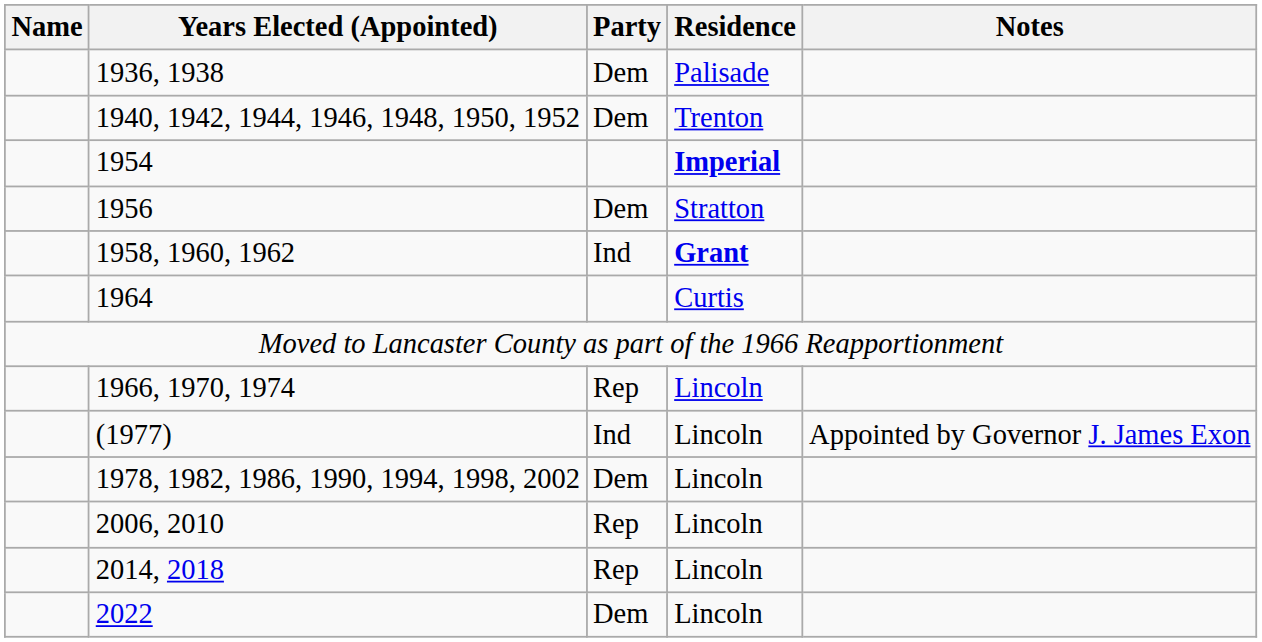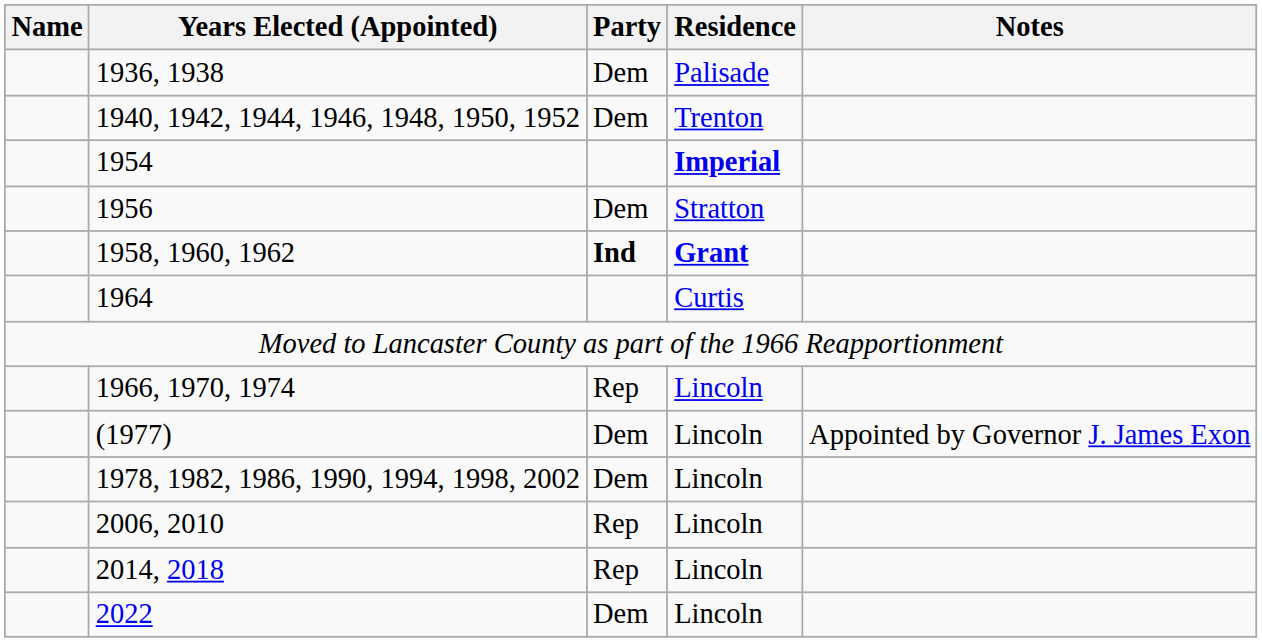(612, 252) normal -> (614, 252) bold
(612, 433) Ind -> (621, 433) Dem
